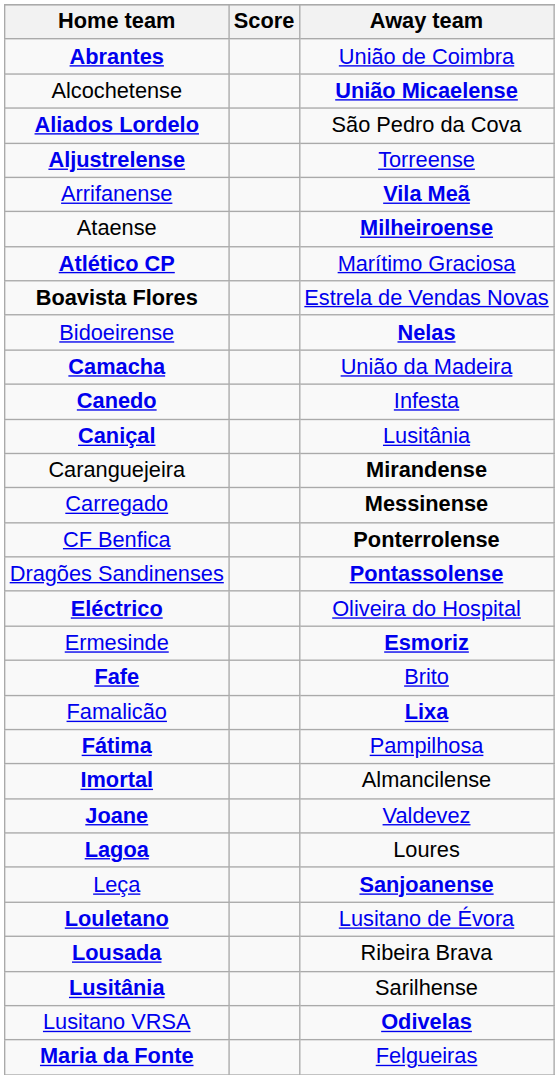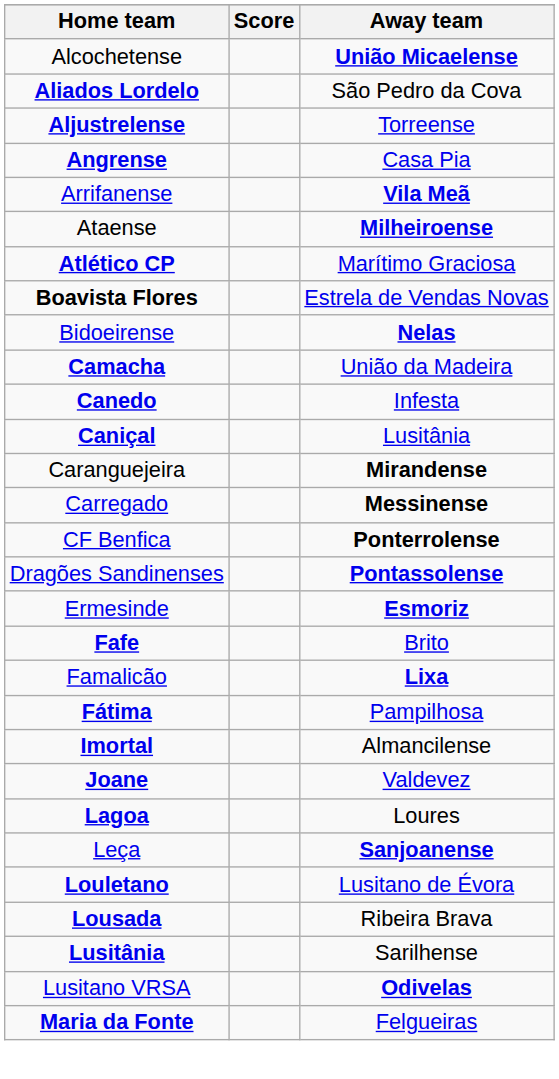- row: (117, 56)
+ row: (117, 159)
- row: (117, 608)
